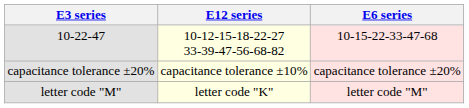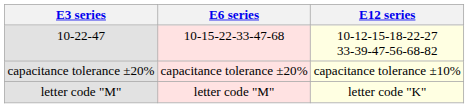columns swapped: (387, 14) <-> (234, 14)
